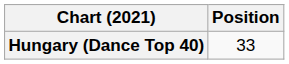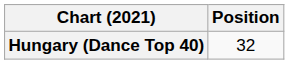(246, 45) 33 -> (246, 45) 32
